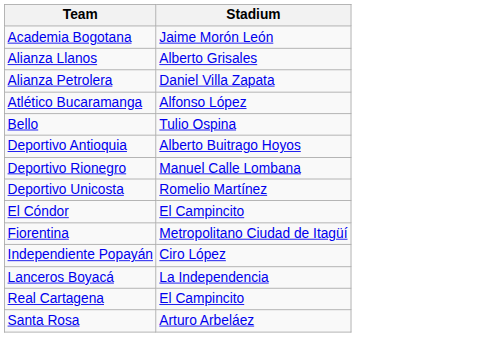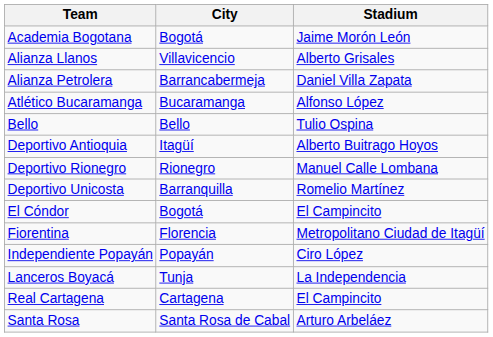+ column: (225, 15)
